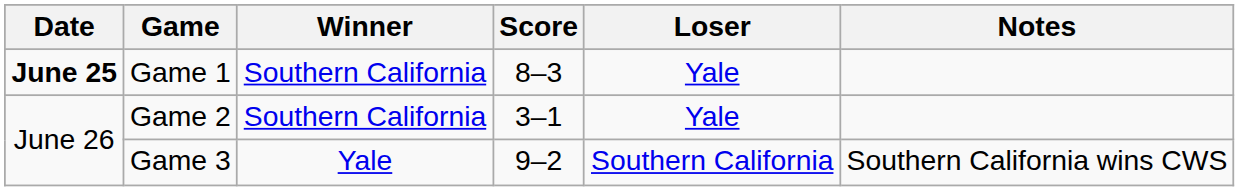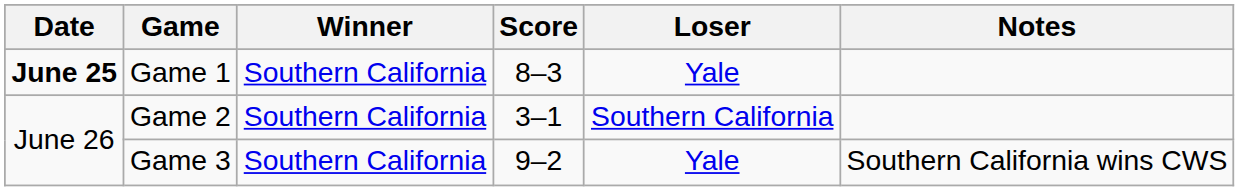(712, 116) Yale -> (712, 116) Southern California
(365, 161) Yale -> (365, 161) Southern California
(712, 161) Southern California -> (712, 161) Yale
